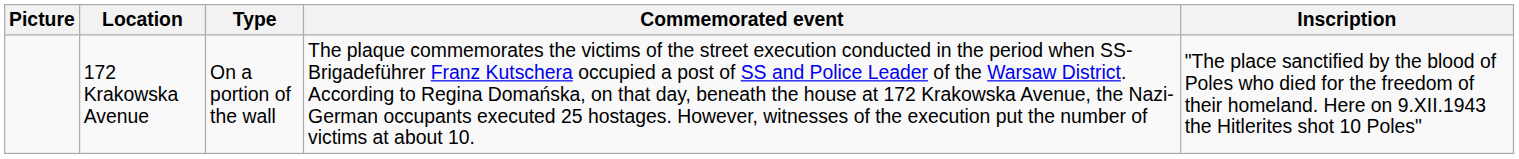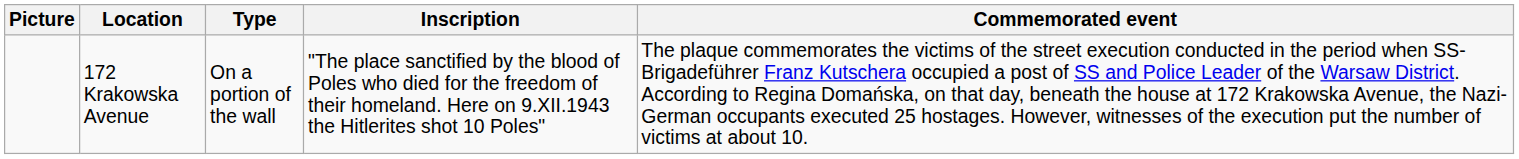columns swapped: (1347, 19) <-> (742, 19)
